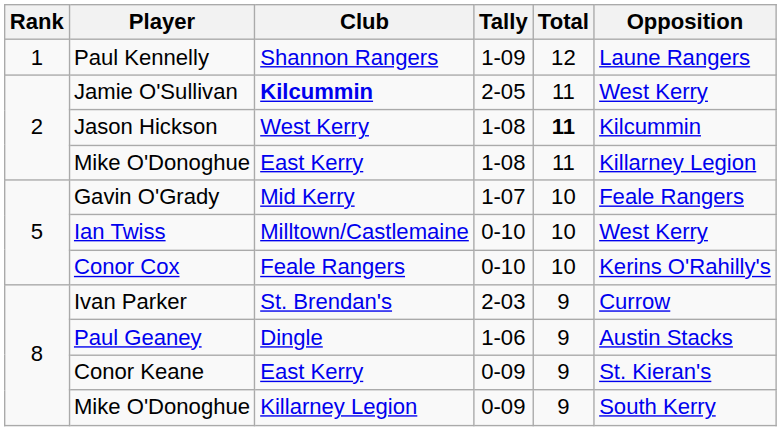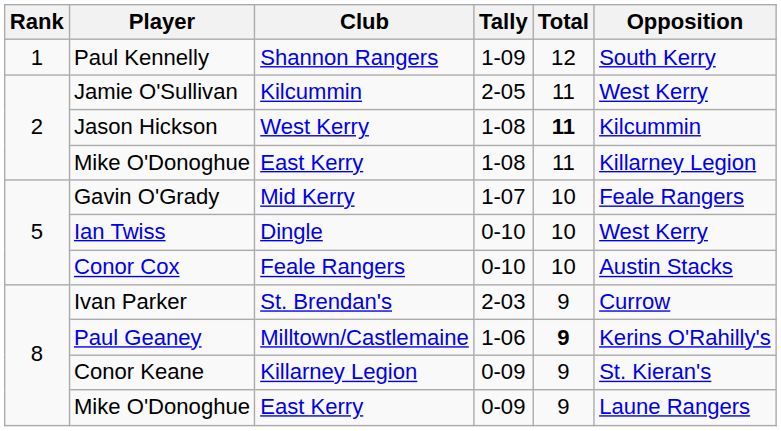(675, 57) Laune Rangers -> (657, 57) South Kerry
(317, 92) bold -> (311, 92) normal
(364, 232) Milltown/Castlemaine -> (291, 232) Dingle
(685, 267) Kerins O'Rahilly's -> (666, 267) Austin Stacks
(291, 337) Dingle -> (364, 337) Milltown/Castlemaine
(563, 337) normal -> (563, 337) bold
(666, 337) Austin Stacks -> (685, 337) Kerins O'Rahilly's
(312, 372) East Kerry -> (339, 372) Killarney Legion
(339, 407) Killarney Legion -> (312, 407) East Kerry
(657, 407) South Kerry -> (675, 407) Laune Rangers
